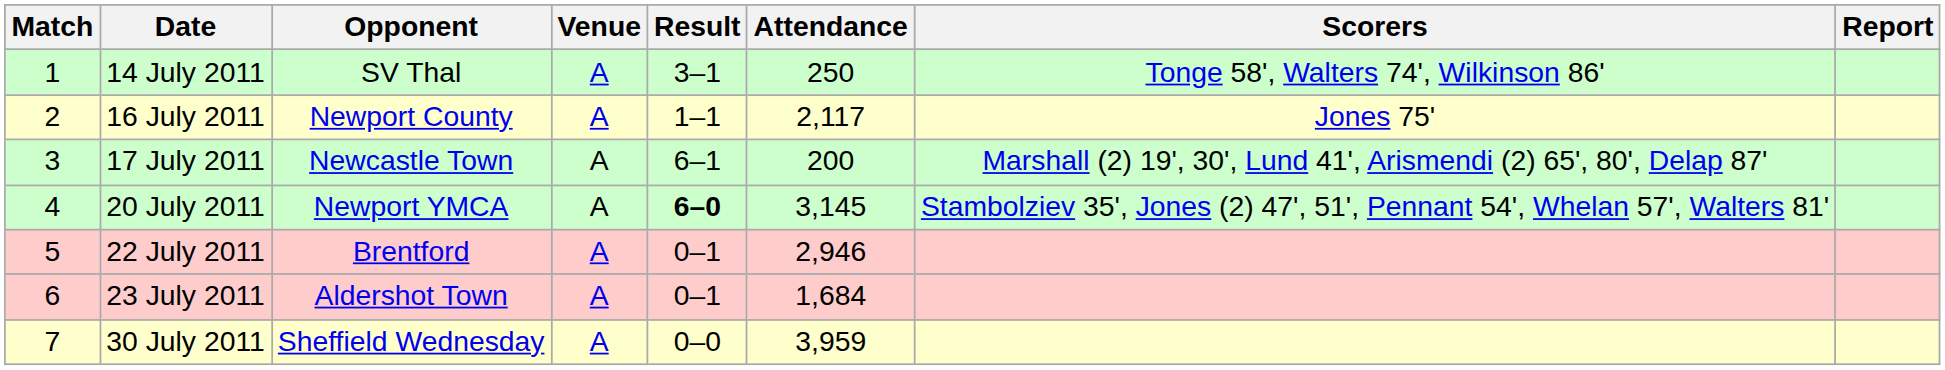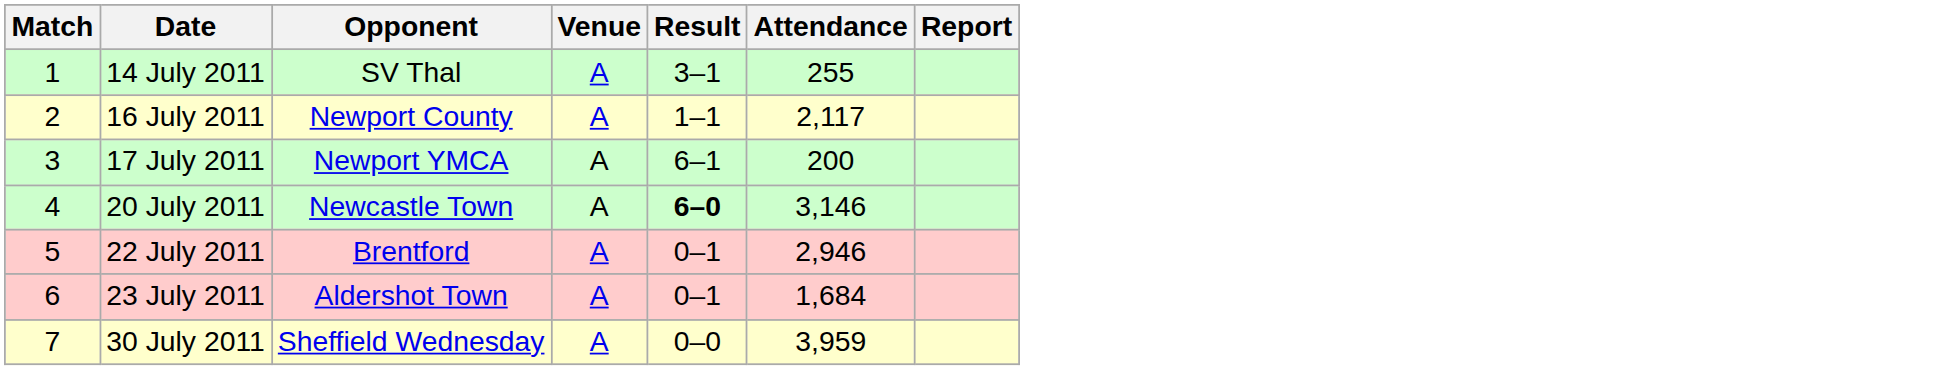- column: (1375, 26)
(831, 71) 250 -> (831, 71) 255
(411, 161) Newcastle Town -> (411, 161) Newport YMCA
(411, 206) Newport YMCA -> (411, 206) Newcastle Town
(831, 206) 3,145 -> (831, 206) 3,146
